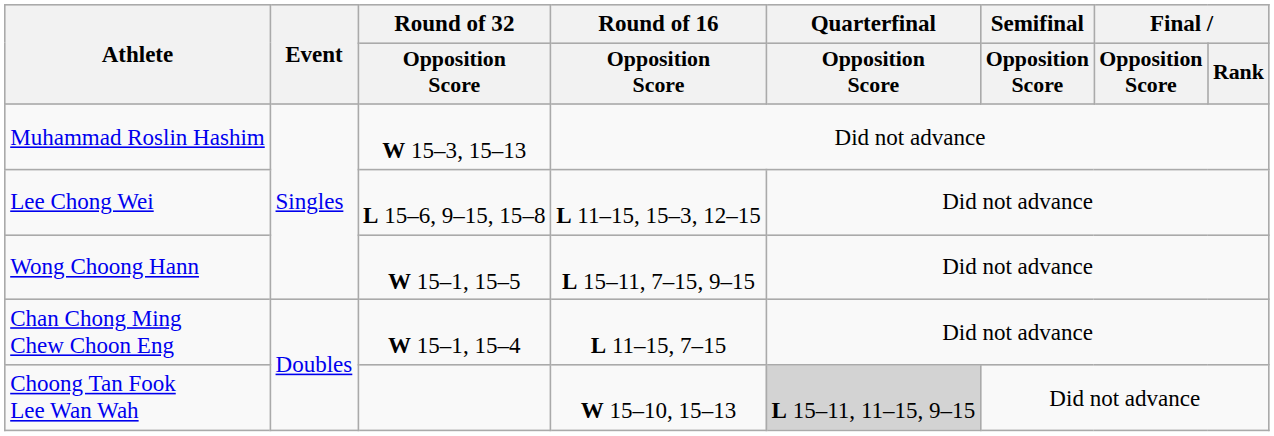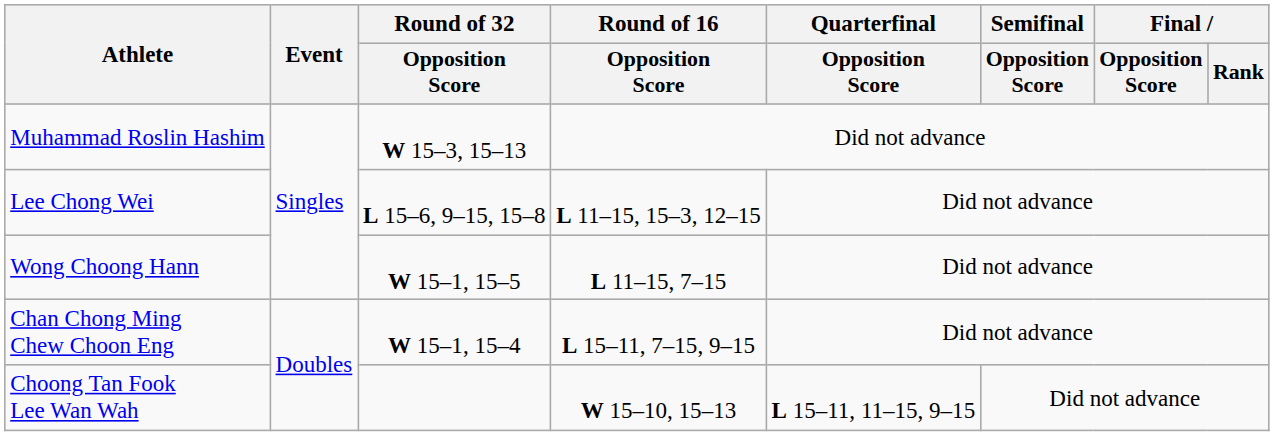(658, 281) L 15–11, 7–15, 9–15 -> (658, 281) L 11–15, 7–15
(658, 346) L 11–15, 7–15 -> (658, 346) L 15–11, 7–15, 9–15
(873, 411) lightgrey background -> (873, 411) no background
